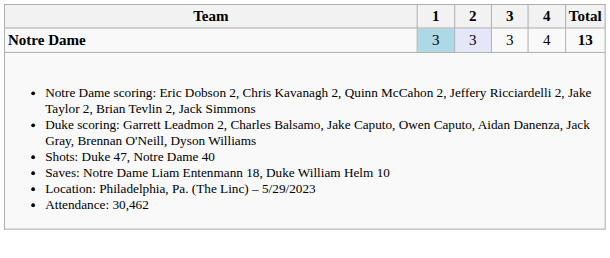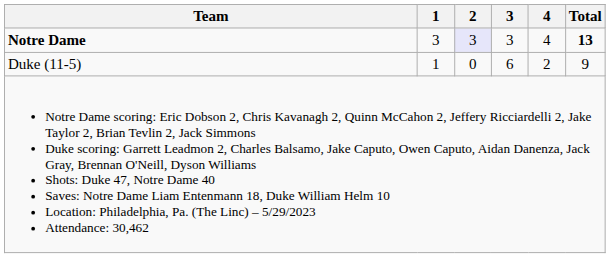(436, 40) lightblue background -> (436, 40) no background
+ row: (45, 64)
